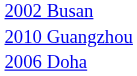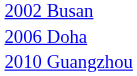rows swapped: (46, 62) <-> (69, 36)
